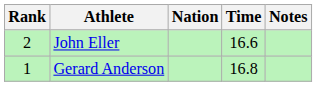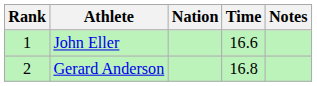(27, 42) 2 -> (27, 42) 1
(27, 68) 1 -> (27, 68) 2
